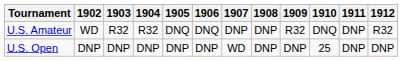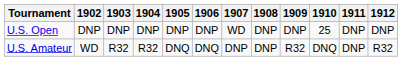rows swapped: (32, 48) <-> (39, 31)
